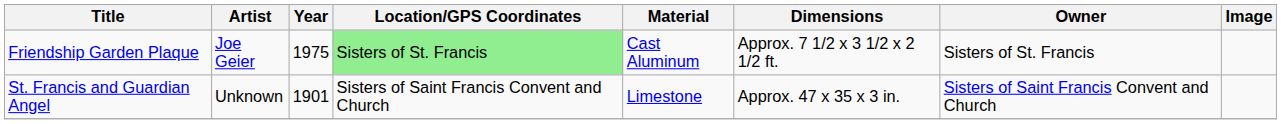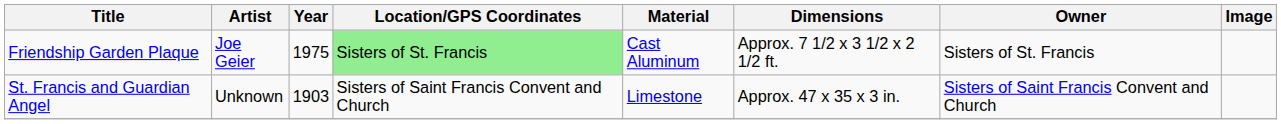(311, 96) 1901 -> (311, 96) 1903
